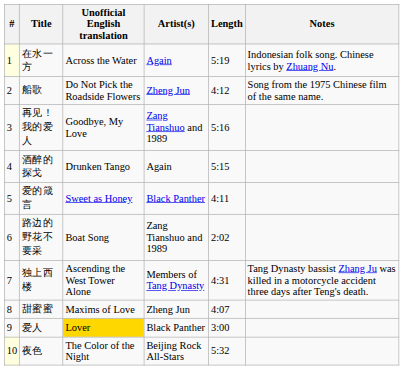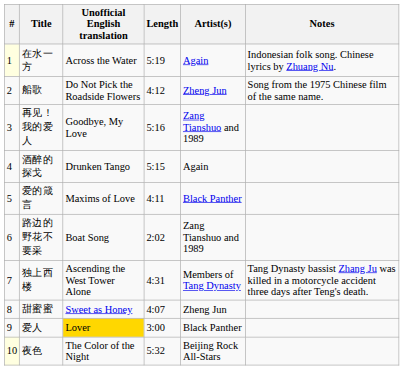columns swapped: (176, 24) <-> (227, 24)
(99, 198) Sweet as Honey -> (100, 198) Maxims of Love
(100, 309) Maxims of Love -> (99, 309) Sweet as Honey
